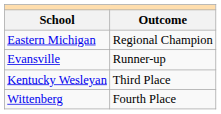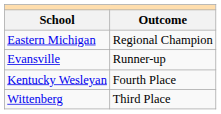(142, 79) Third Place -> (144, 79) Fourth Place
(144, 99) Fourth Place -> (142, 99) Third Place
